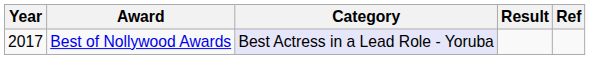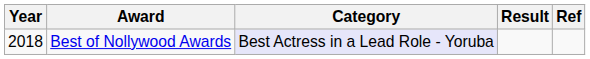(26, 41) 2017 -> (26, 41) 2018
